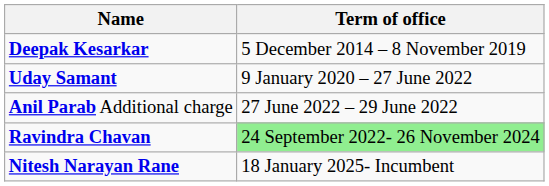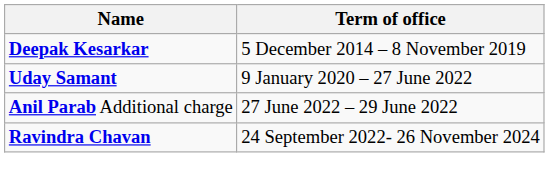(391, 136) lightgreen background -> (391, 136) no background
- row: (94, 166)
